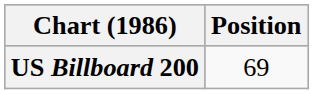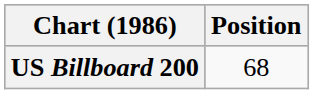(256, 66) 69 -> (256, 66) 68
